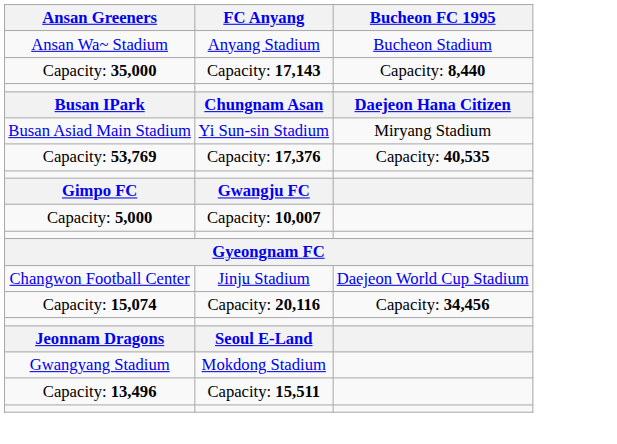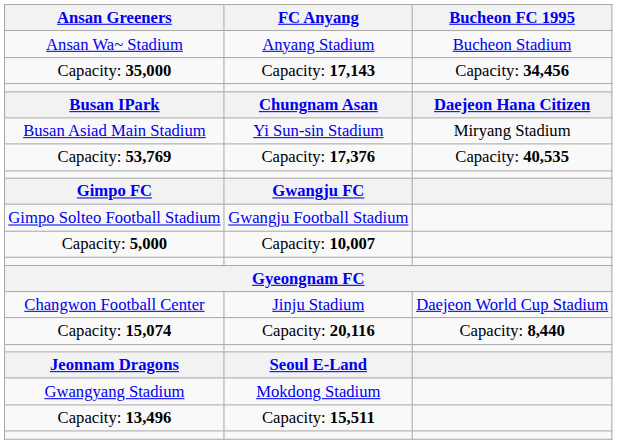(433, 70) Capacity: 8,440 -> (512, 70) Capacity: 34,456
+ row: (114, 217)
(433, 304) Capacity: 34,456 -> (512, 330) Capacity: 8,440
